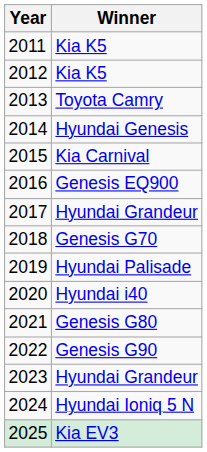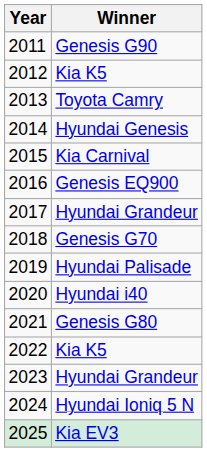(81, 45) Kia K5 -> (106, 45) Genesis G90
(106, 350) Genesis G90 -> (81, 350) Kia K5
